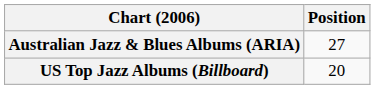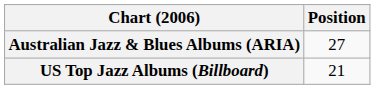(337, 71) 20 -> (337, 71) 21
